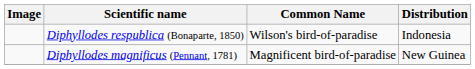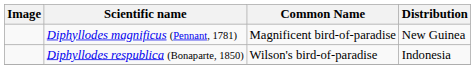rows swapped: (142, 54) <-> (145, 34)
